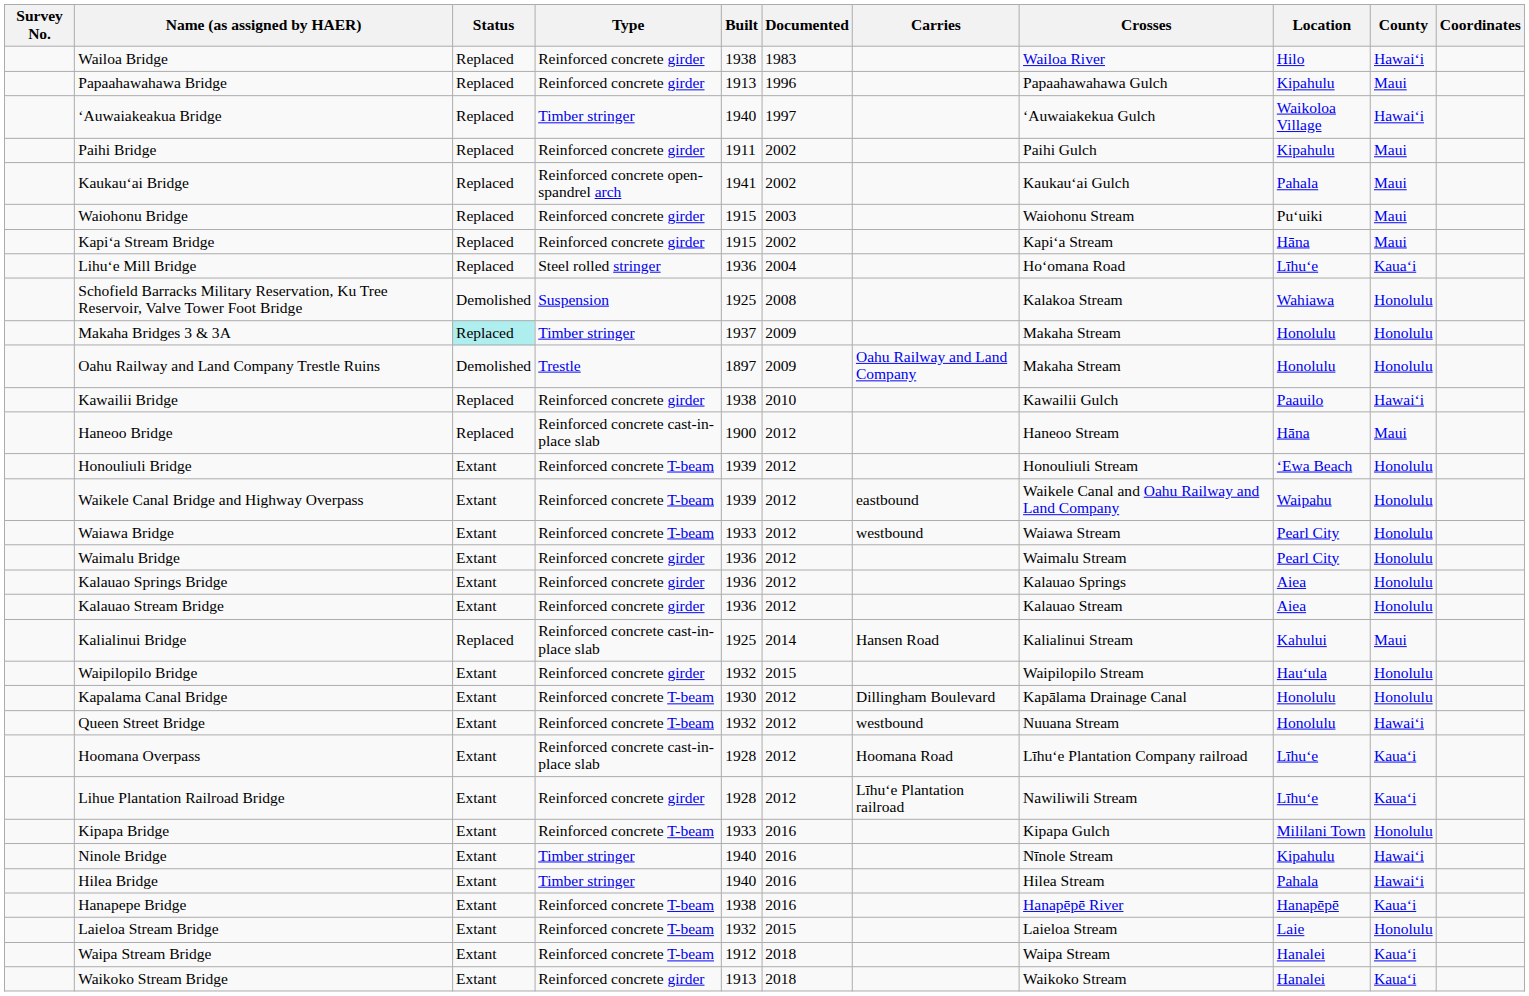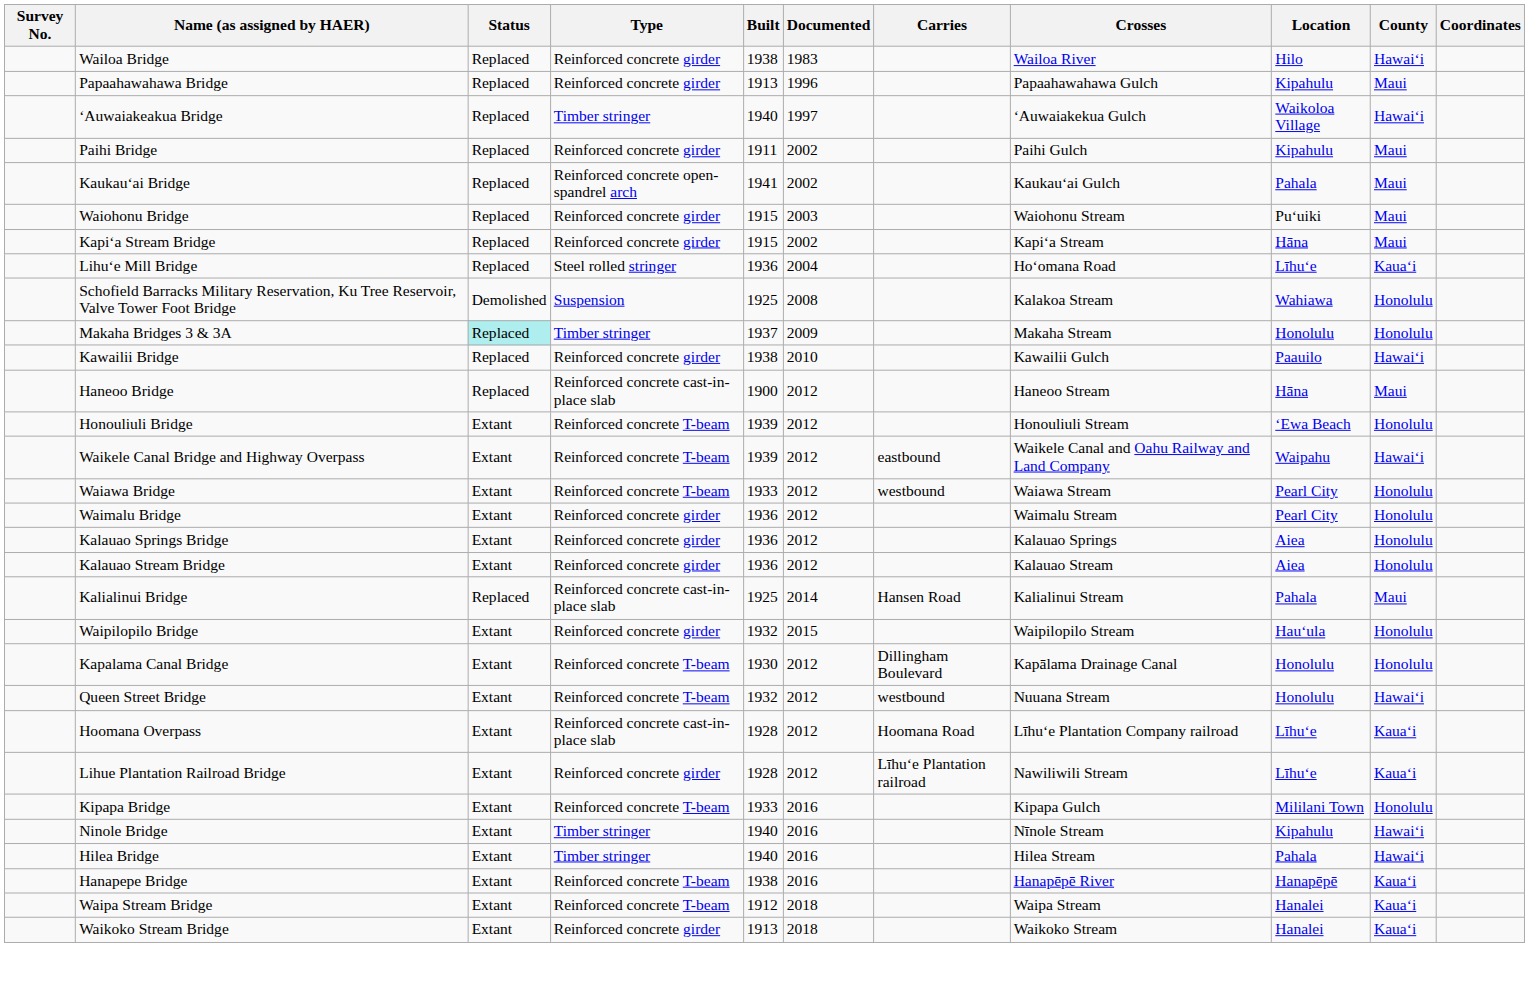- row: (229, 366)
(1403, 499) Honolulu -> (1399, 457) Hawaiʻi
(1302, 640) Kahului -> (1296, 597) Pahala
- row: (148, 929)
